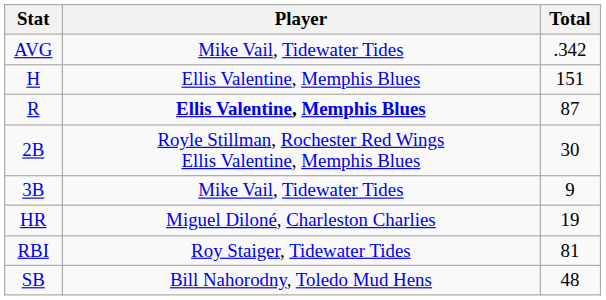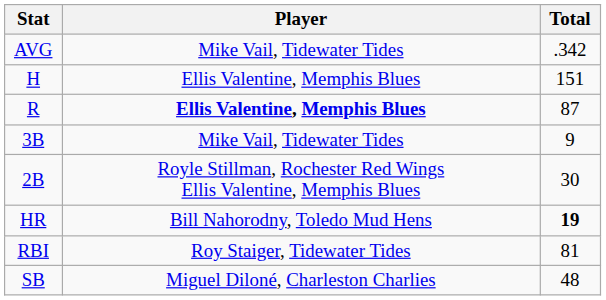rows swapped: (33, 149) <-> (33, 190)
(301, 220) Miguel Diloné, Charleston Charlies -> (301, 220) Bill Nahorodny, Toledo Mud Hens
(570, 220) normal -> (570, 220) bold
(301, 280) Bill Nahorodny, Toledo Mud Hens -> (301, 280) Miguel Diloné, Charleston Charlies
